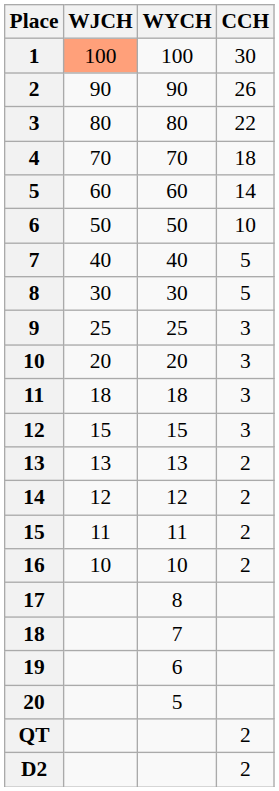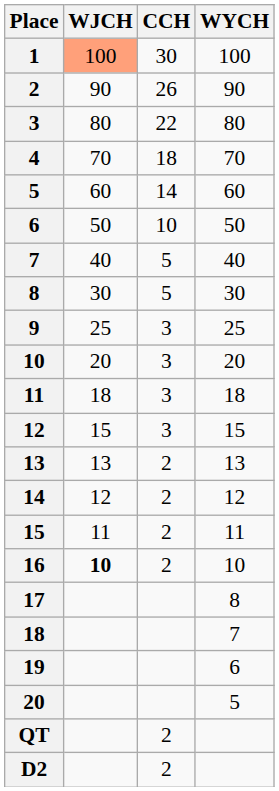columns swapped: (177, 21) <-> (245, 21)
(100, 565) normal -> (100, 565) bold
